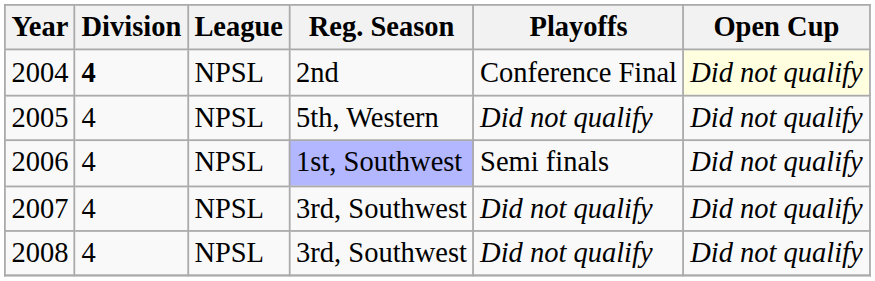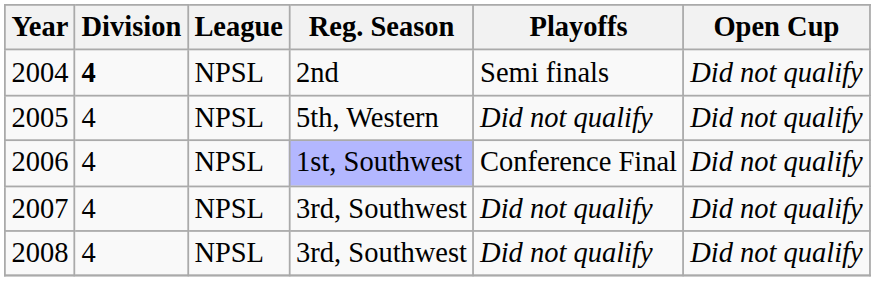(579, 72) Conference Final -> (545, 72) Semi finals
(776, 72) lightyellow background -> (776, 72) no background
(545, 162) Semi finals -> (579, 162) Conference Final
